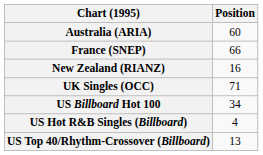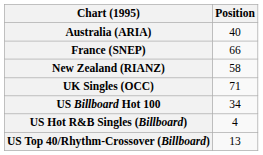(235, 31) 60 -> (235, 31) 40
(235, 68) 16 -> (235, 68) 58
